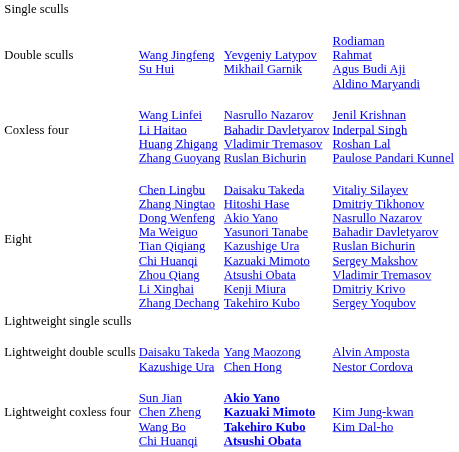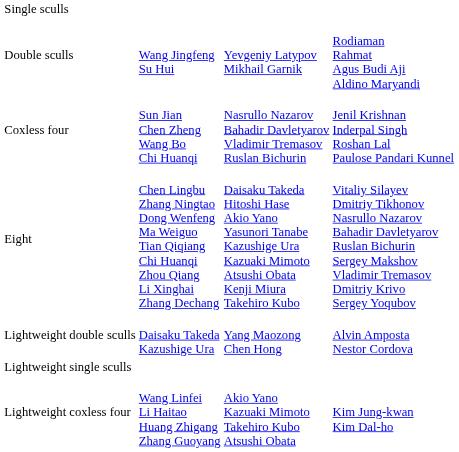(180, 136) Wang Linfei Li Haitao Huang Zhigang Zhang Guoyang -> (170, 136) Sun Jian Chen Zheng Wang Bo Chi Huanqi
rows swapped: (68, 320) <-> (70, 352)
(170, 419) Sun Jian Chen Zheng Wang Bo Chi Huanqi -> (180, 419) Wang Linfei Li Haitao Huang Zhigang Zhang Guoyang
(270, 419) bold -> (267, 419) normal
